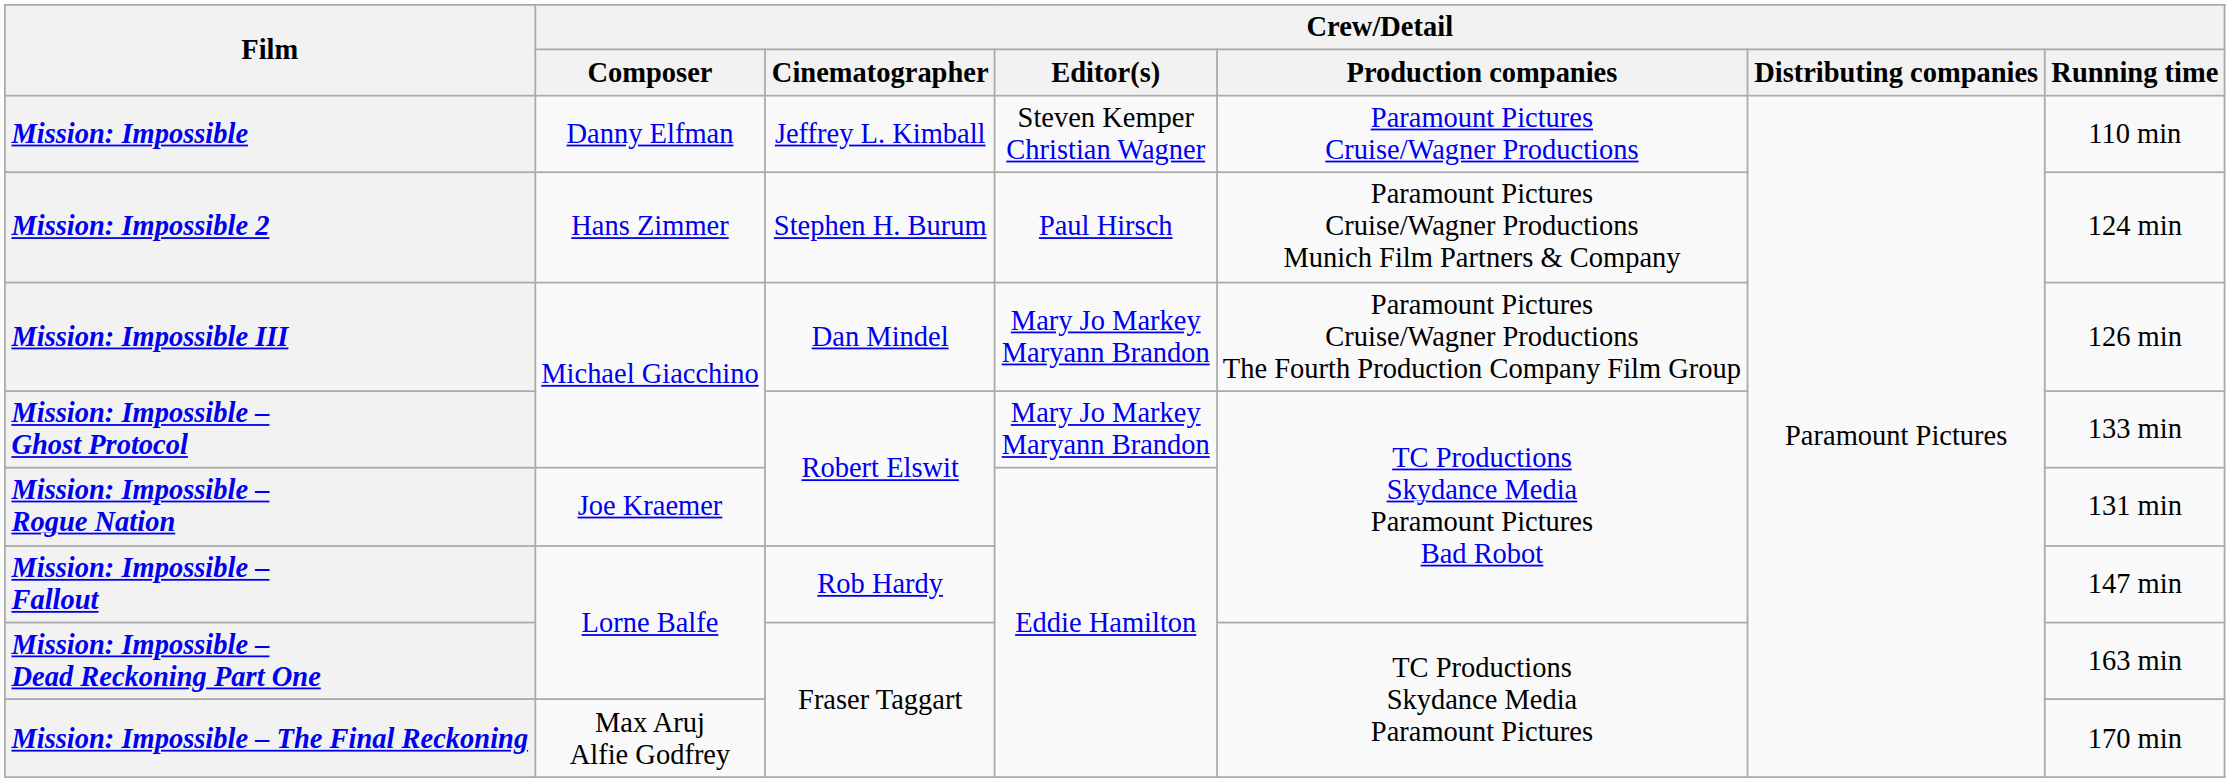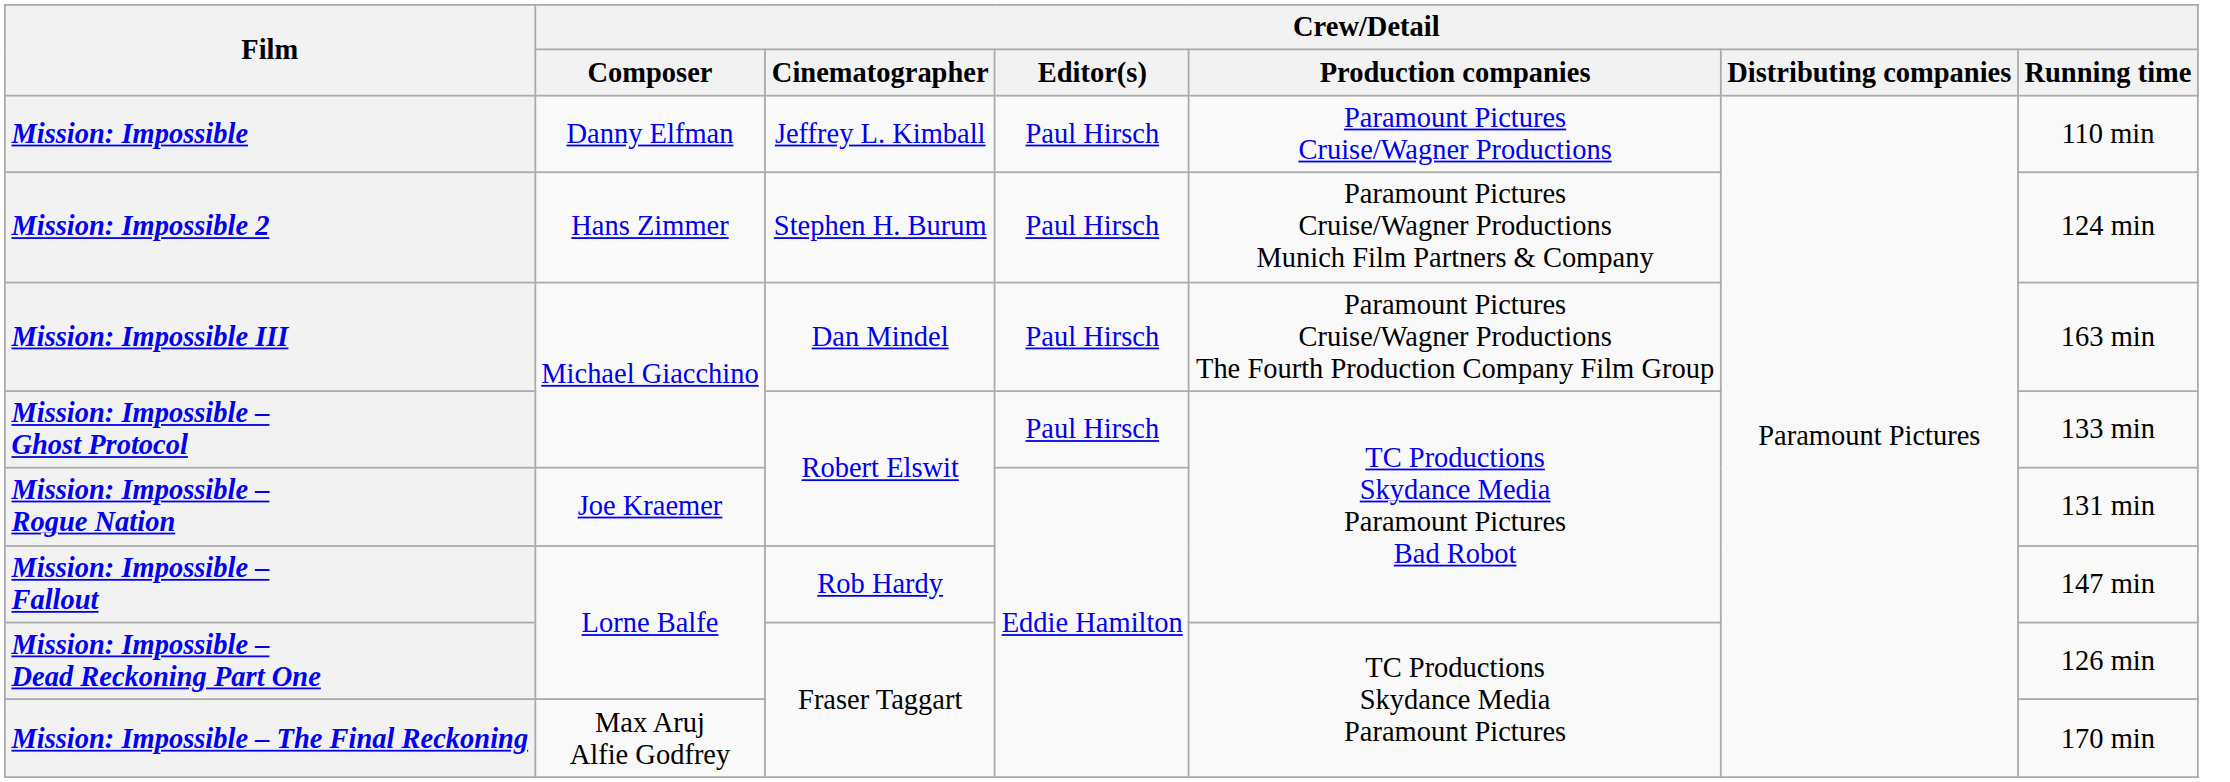(1106, 133) Steven Kemper Christian Wagner -> (1092, 133) Paul Hirsch
(1106, 335) Mary Jo Markey Maryann Brandon -> (1092, 335) Paul Hirsch
(2135, 335) 126 min -> (2108, 335) 163 min
(1106, 429) Mary Jo Markey Maryann Brandon -> (1092, 429) Paul Hirsch
(2135, 660) 163 min -> (2108, 660) 126 min
